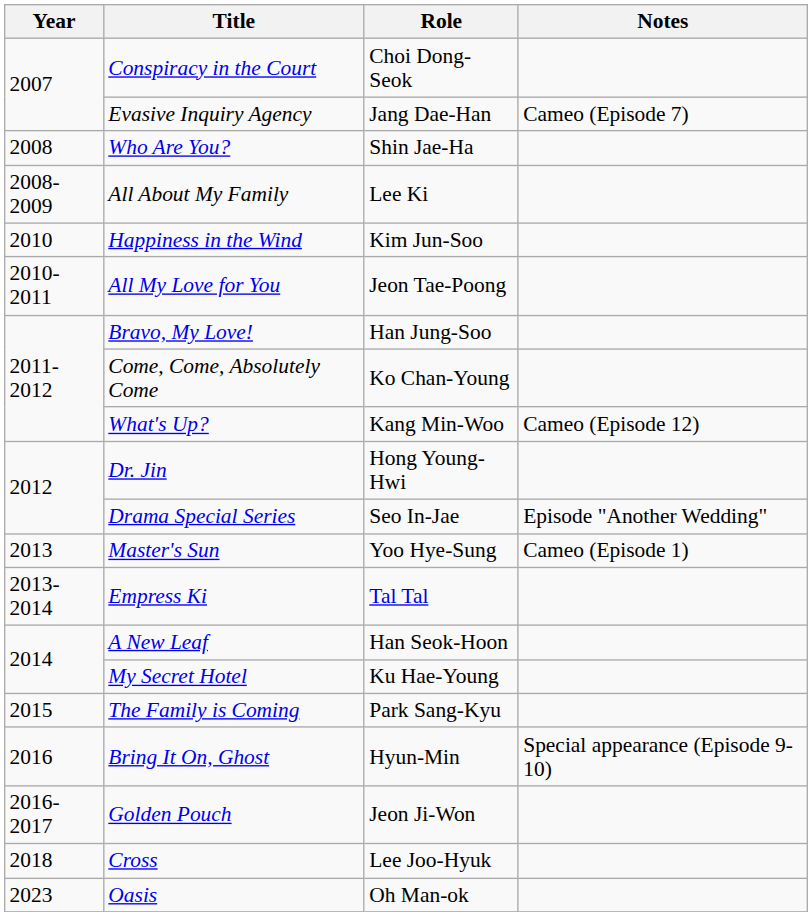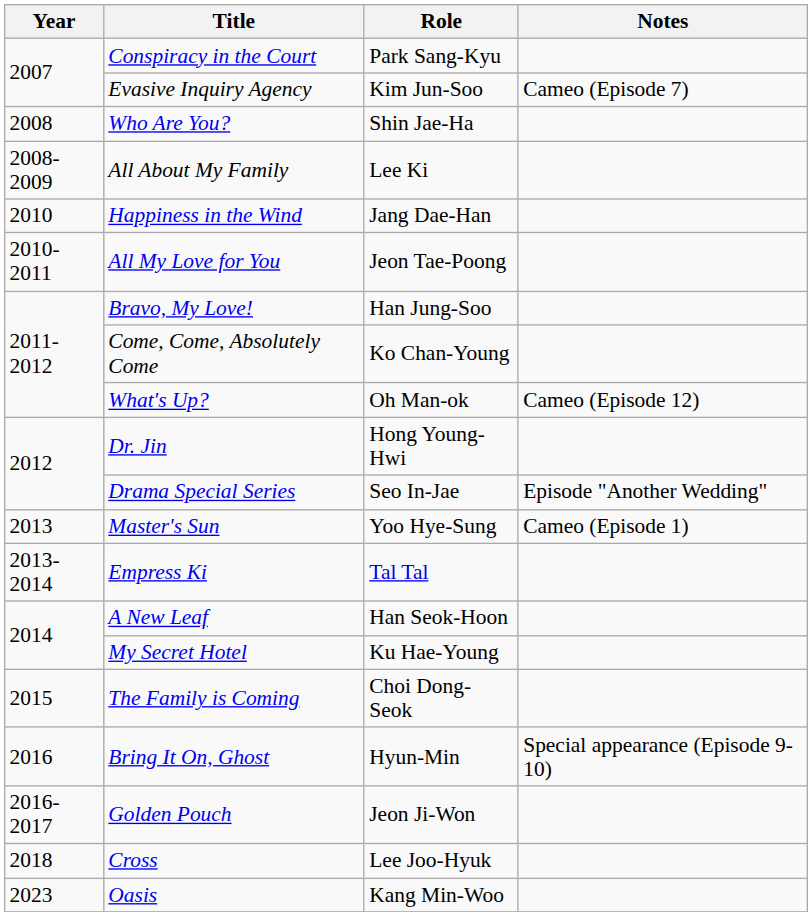(420, 67) Choi Dong-Seok -> (435, 55) Park Sang-Kyu
(430, 113) Jang Dae-Han -> (426, 89) Kim Jun-Soo
(426, 239) Kim Jun-Soo -> (430, 215) Jang Dae-Han
(437, 424) Kang Min-Woo -> (419, 399) Oh Man-ok
(435, 710) Park Sang-Kyu -> (420, 698) Choi Dong-Seok
(419, 894) Oh Man-ok -> (437, 894) Kang Min-Woo
